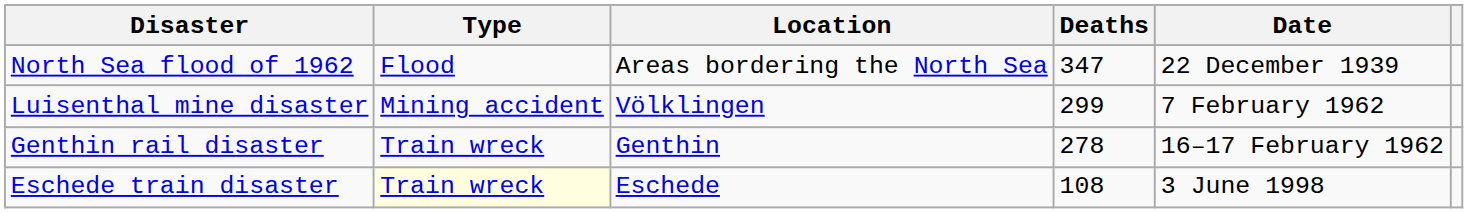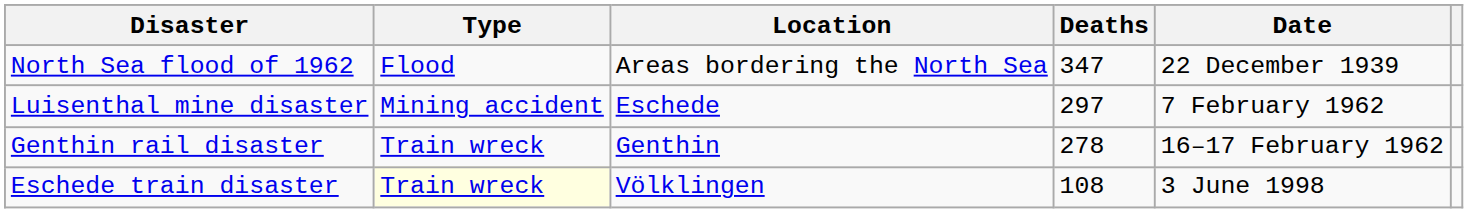(690, 106) Völklingen -> (668, 106) Eschede
(1082, 106) 299 -> (1082, 106) 297
(668, 187) Eschede -> (690, 187) Völklingen
